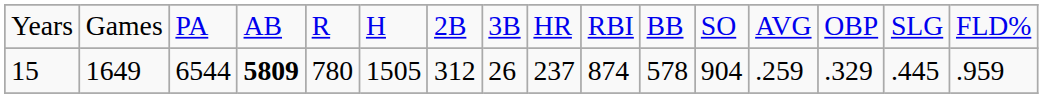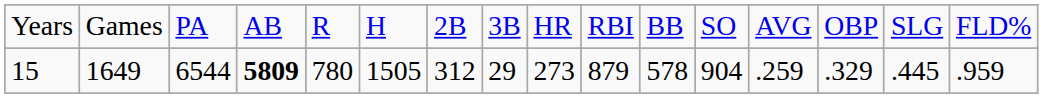(502, 70) 26 -> (502, 70) 29
(554, 70) 237 -> (554, 70) 273
(608, 70) 874 -> (608, 70) 879
